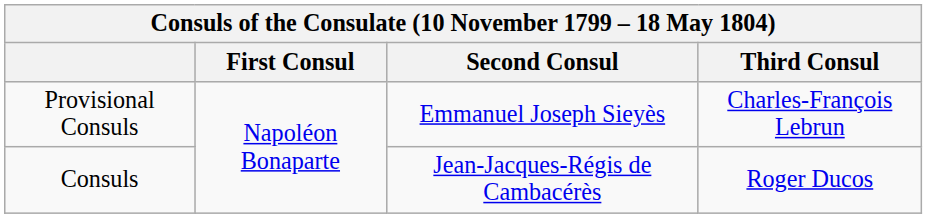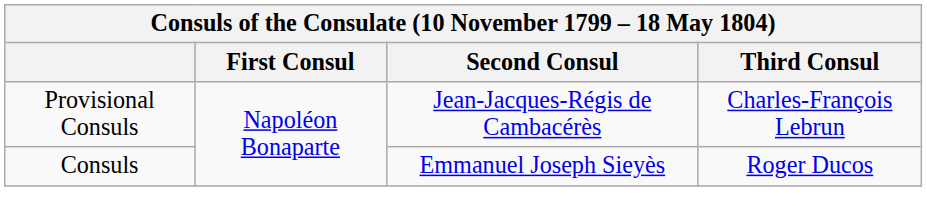(542, 113) Emmanuel Joseph Sieyès -> (542, 113) Jean-Jacques-Régis de Cambacérès
(542, 179) Jean-Jacques-Régis de Cambacérès -> (542, 165) Emmanuel Joseph Sieyès
